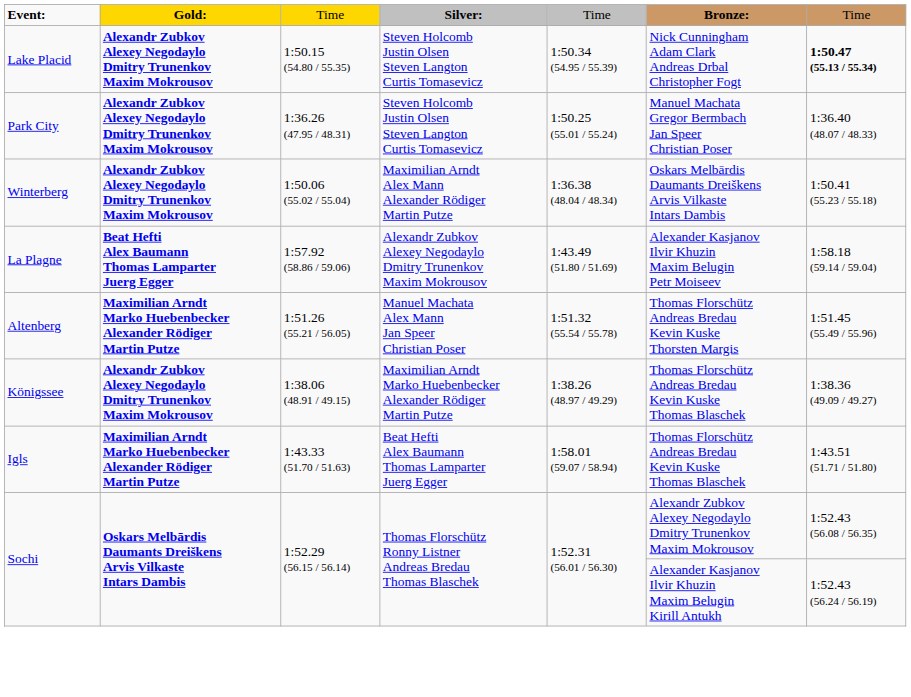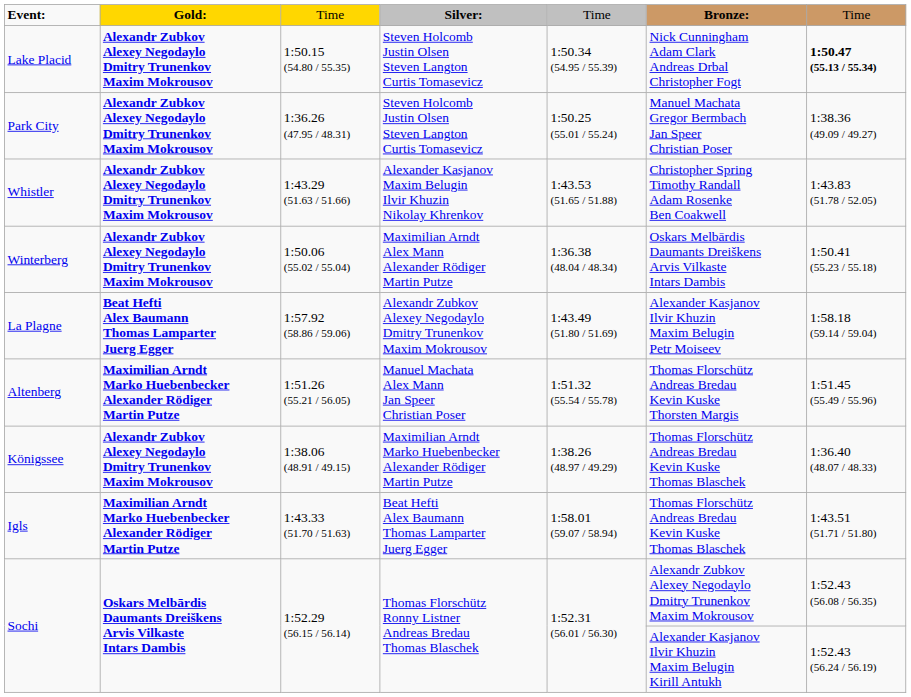(843, 125) 1:36.40 (48.07 / 48.33) -> (843, 125) 1:38.36 (49.09 / 49.27)
+ row: (31, 192)
(843, 392) 1:38.36 (49.09 / 49.27) -> (843, 459) 1:36.40 (48.07 / 48.33)
